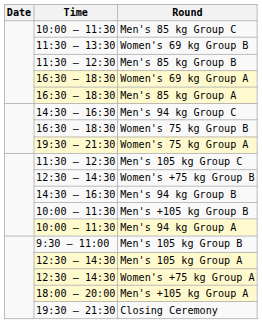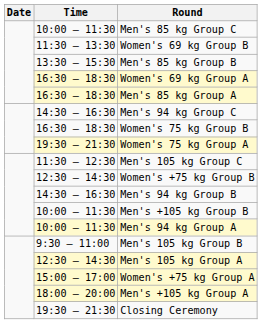(76, 62) 11:30 – 12:30 -> (76, 62) 13:30 – 15:30
(76, 277) 12:30 – 14:30 -> (76, 277) 15:00 – 17:00
